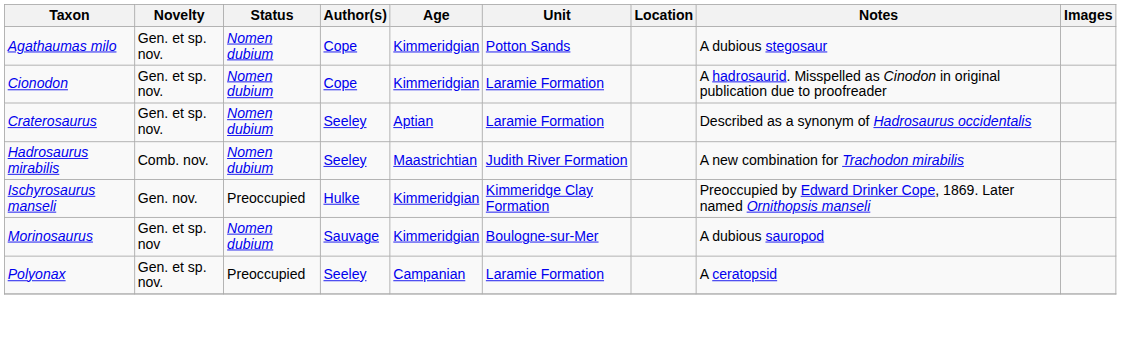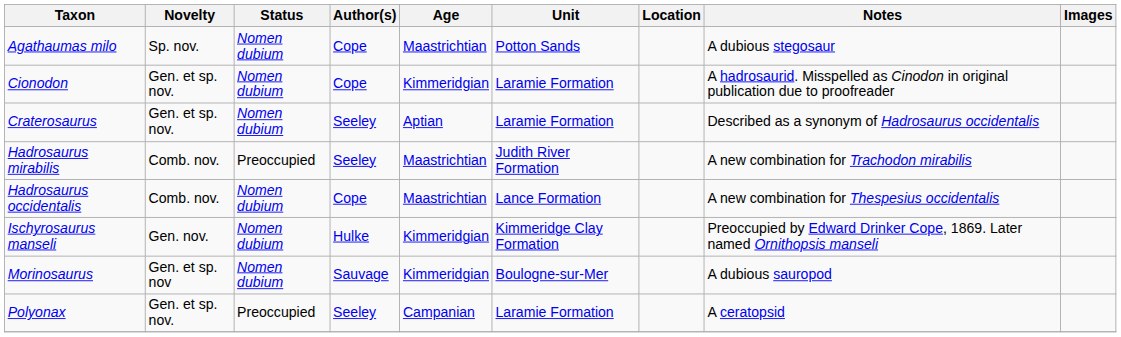(172, 45) Gen. et sp. nov. -> (174, 45) Sp. nov.
(436, 45) Kimmeridgian -> (445, 45) Maastrichtian
(250, 160) Nomen dubium -> (276, 160) Preoccupied
+ row: (48, 198)
(266, 198) Preoccupied -> (260, 236) Nomen dubium
